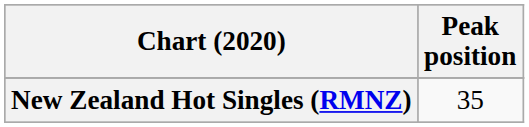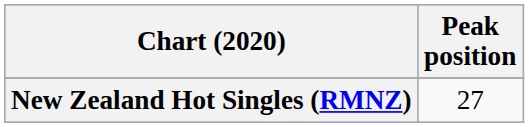(470, 99) 35 -> (470, 99) 27
